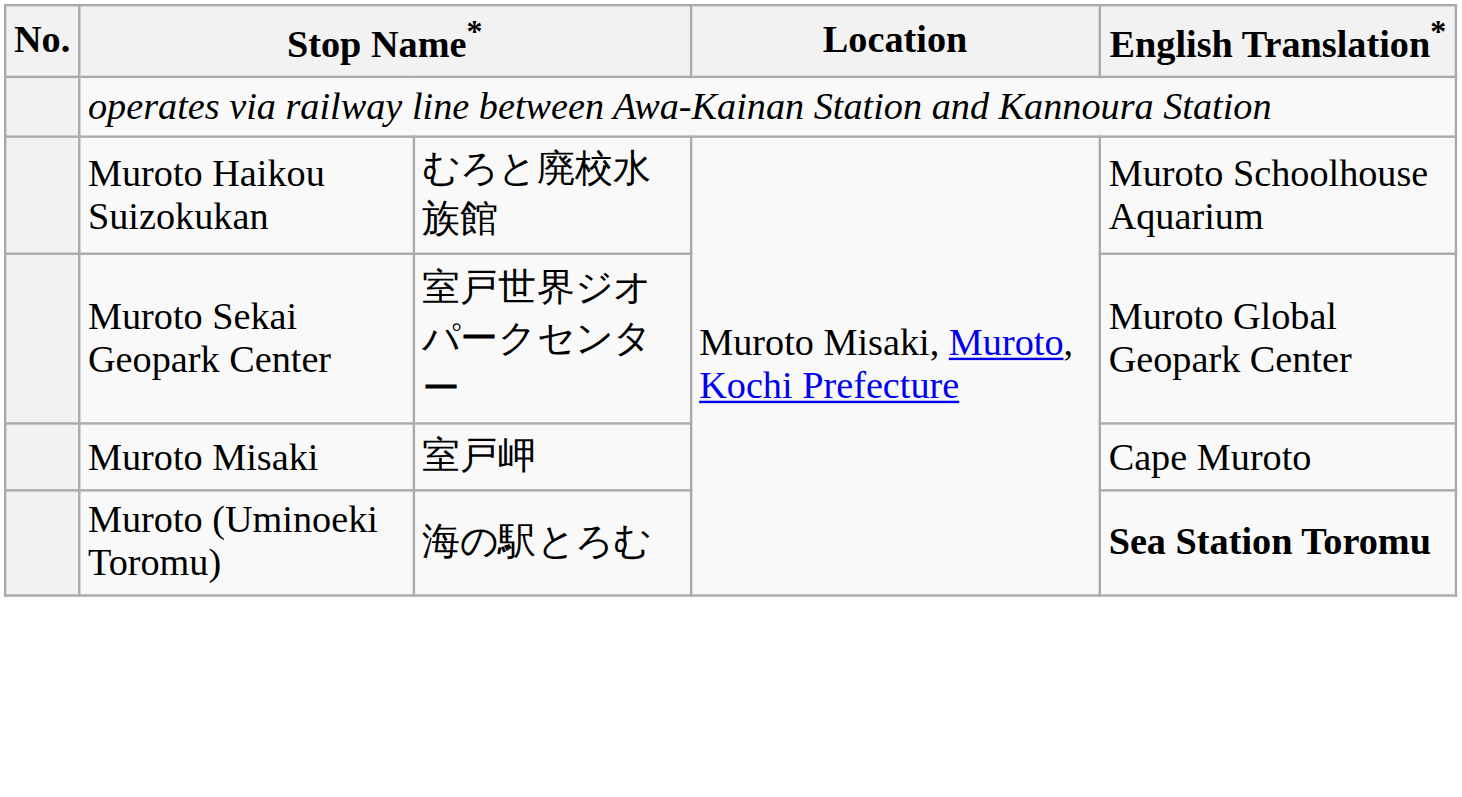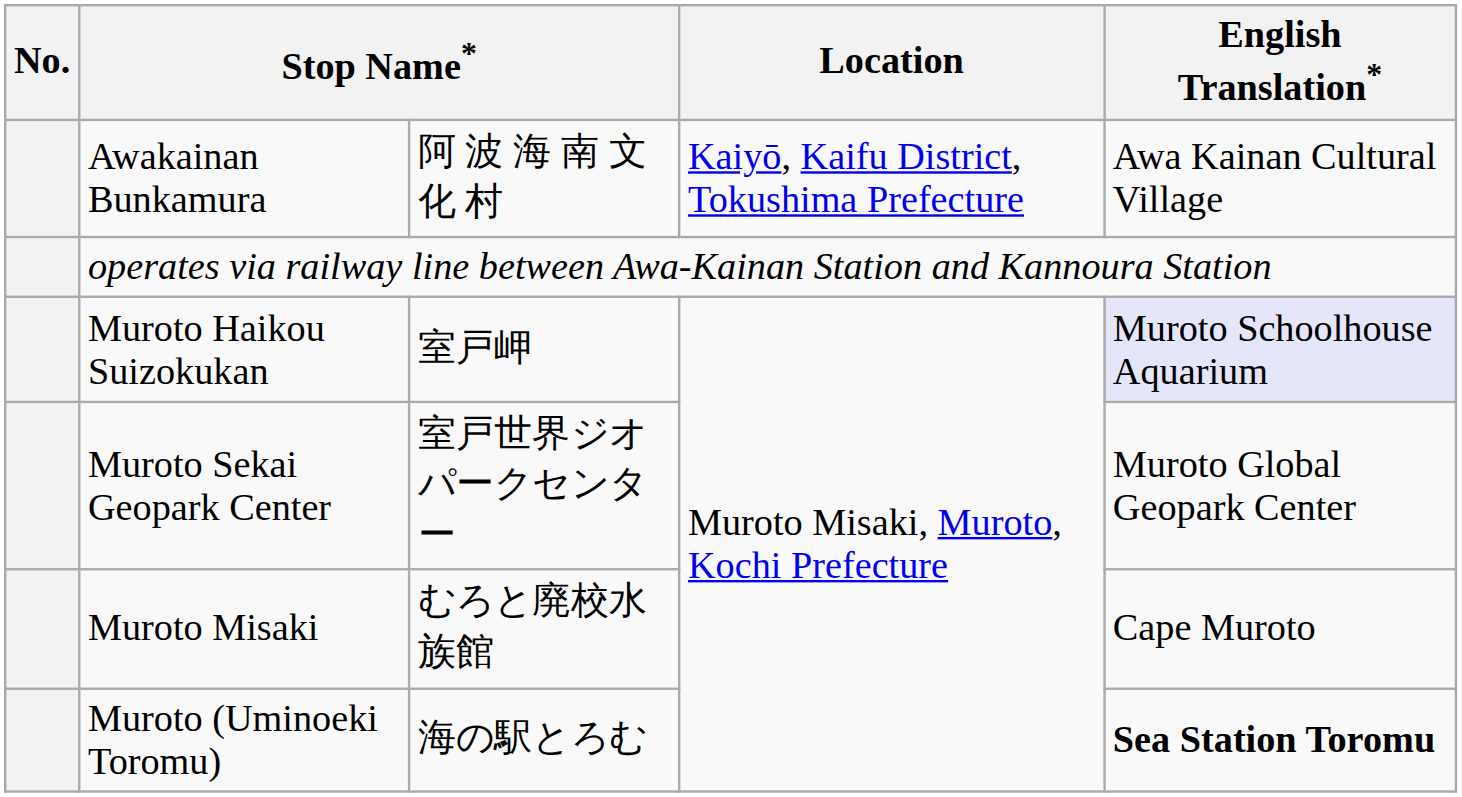+ row: (177, 177)
(537, 193) むろと廃校水族館 -> (475, 347) 室戸岬
(1268, 195) no background -> (1273, 348) lavender background
(479, 455) 室戸岬 -> (532, 626) むろと廃校水族館
